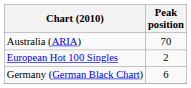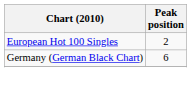- row: (44, 41)
